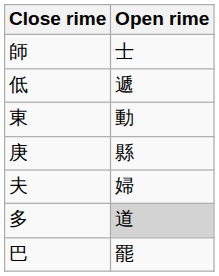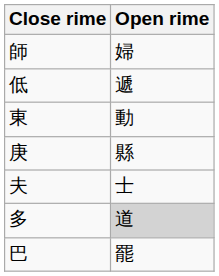(125, 50) 士 -> (125, 50) 婦
(125, 186) 婦 -> (125, 186) 士
